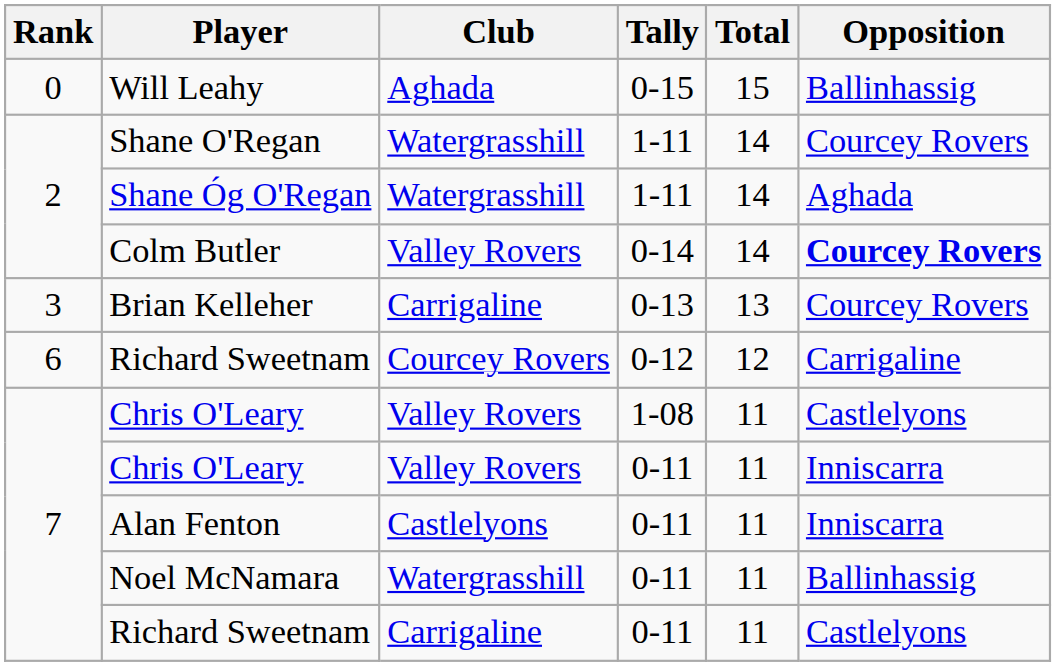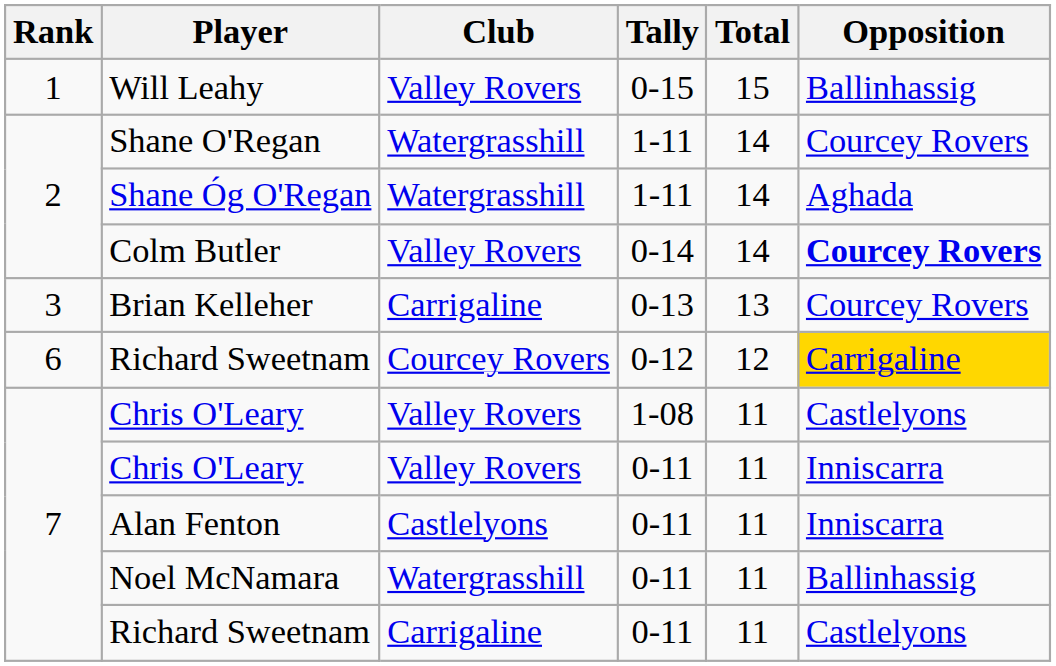(53, 86) 0 -> (53, 86) 1
(441, 86) Aghada -> (484, 86) Valley Rovers
(883, 359) no background -> (883, 359) gold background
